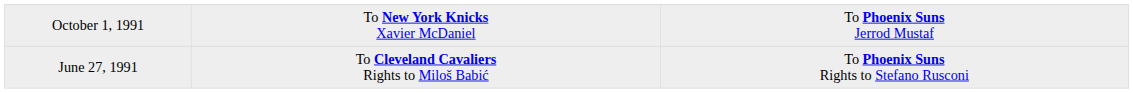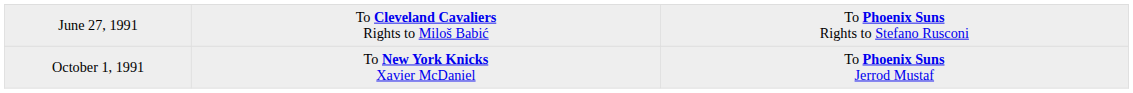rows swapped: (98, 67) <-> (98, 25)
